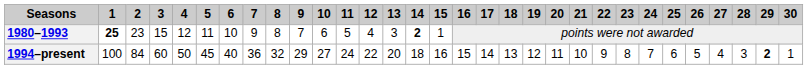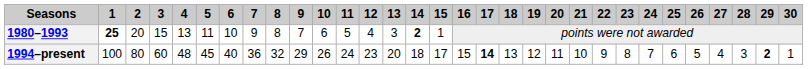(138, 33) 23 -> (138, 33) 20
(184, 33) 12 -> (184, 33) 13
(138, 53) 84 -> (138, 53) 80
(184, 53) 50 -> (184, 53) 48
(324, 53) 27 -> (324, 53) 26
(371, 53) 22 -> (371, 53) 23
(441, 53) 16 -> (441, 53) 17
(487, 53) normal -> (487, 53) bold
